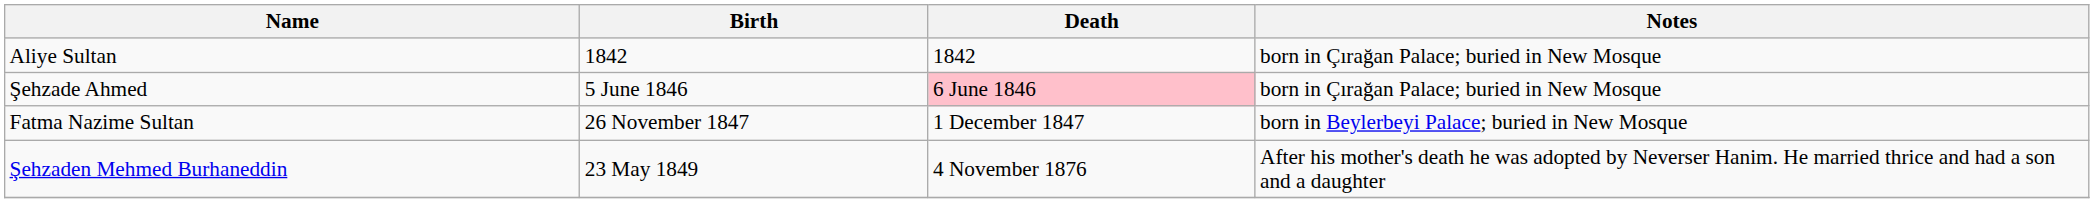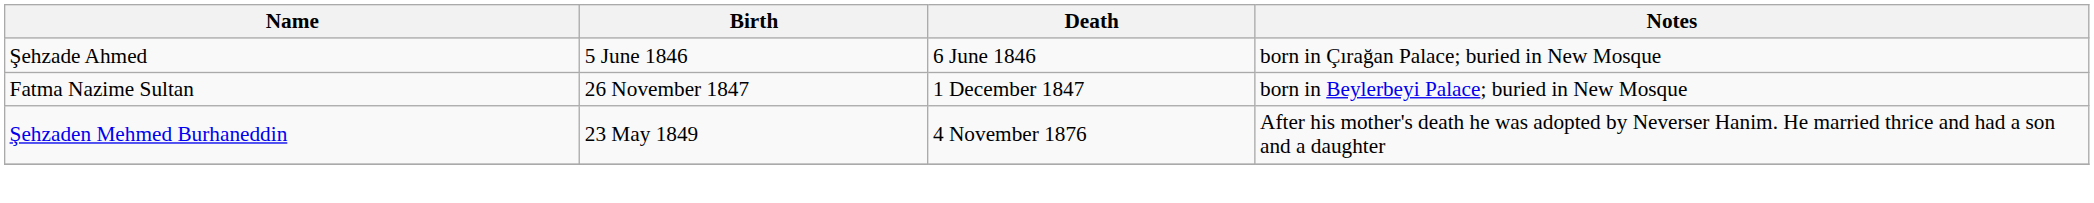- row: (63, 55)
(984, 88) pink background -> (984, 55) no background
